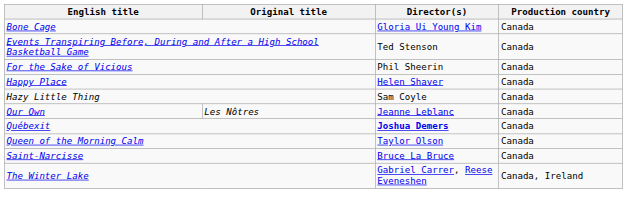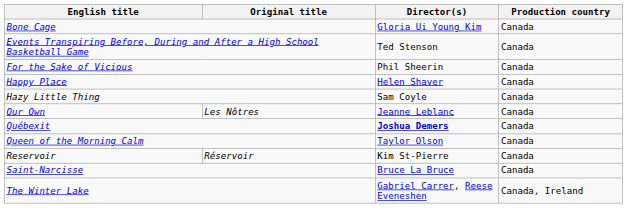+ row: (31, 156)
